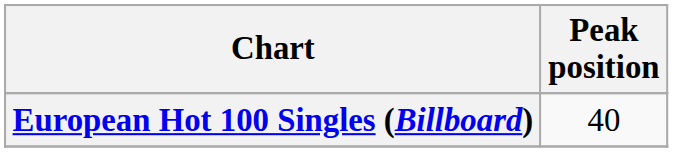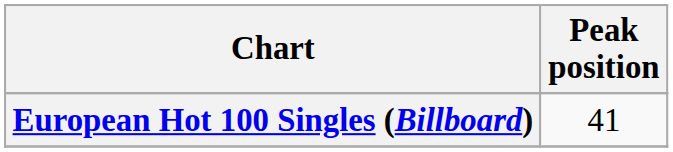(604, 119) 40 -> (604, 119) 41
